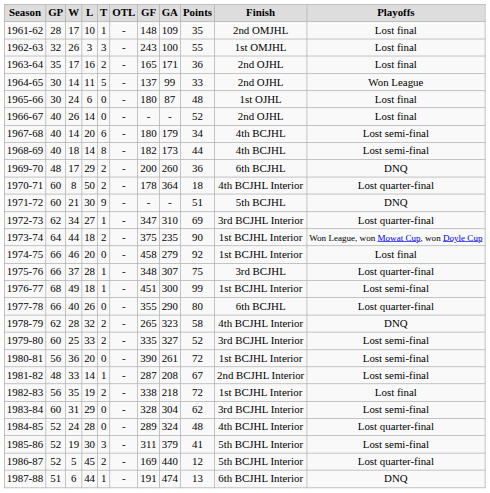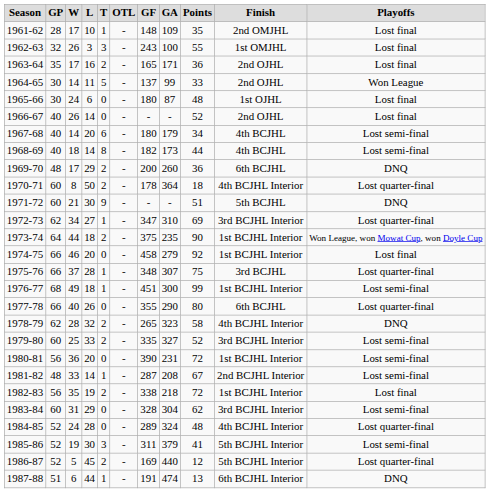(170, 358) 261 -> (170, 358) 231
